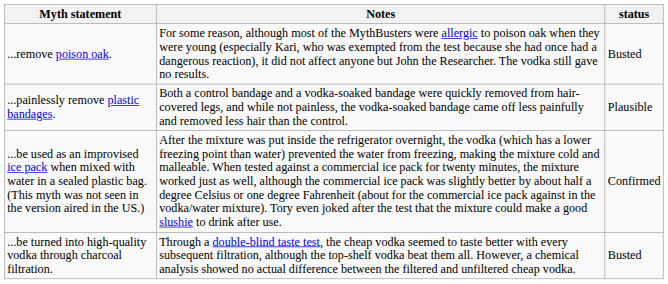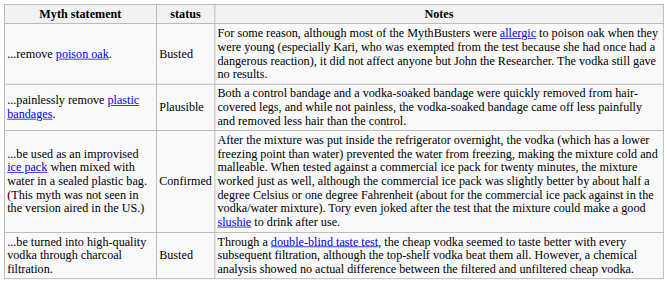columns swapped: (634, 14) <-> (381, 14)
